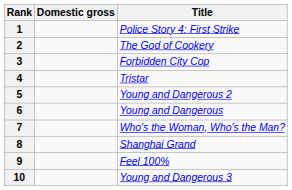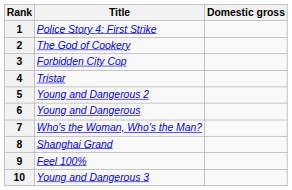columns swapped: (202, 12) <-> (76, 12)
